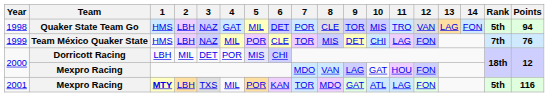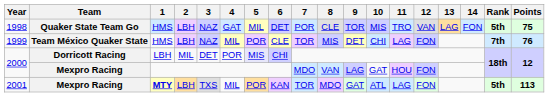(528, 27) 94 -> (528, 27) 75
(528, 85) 116 -> (528, 85) 113
